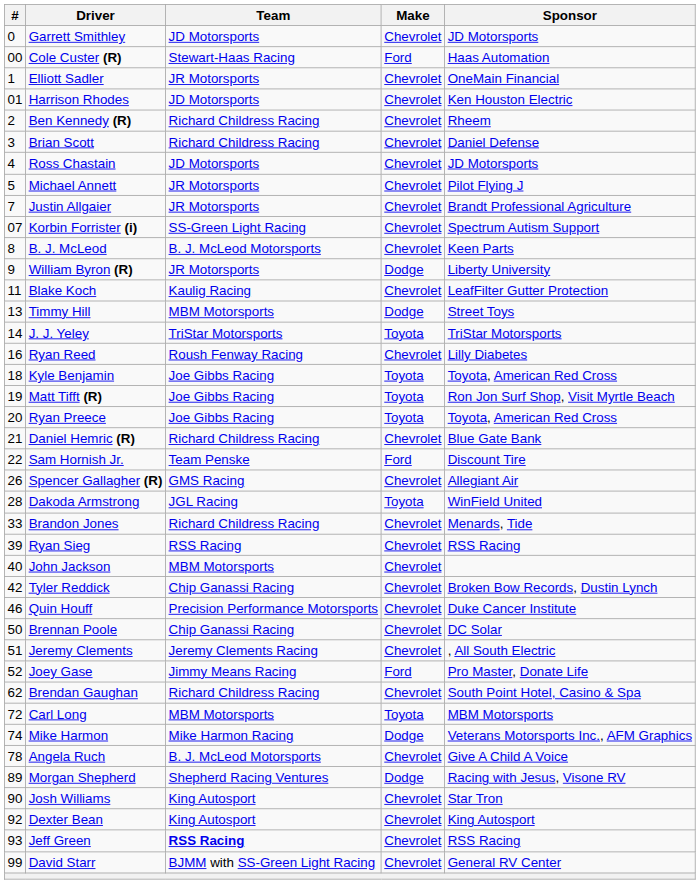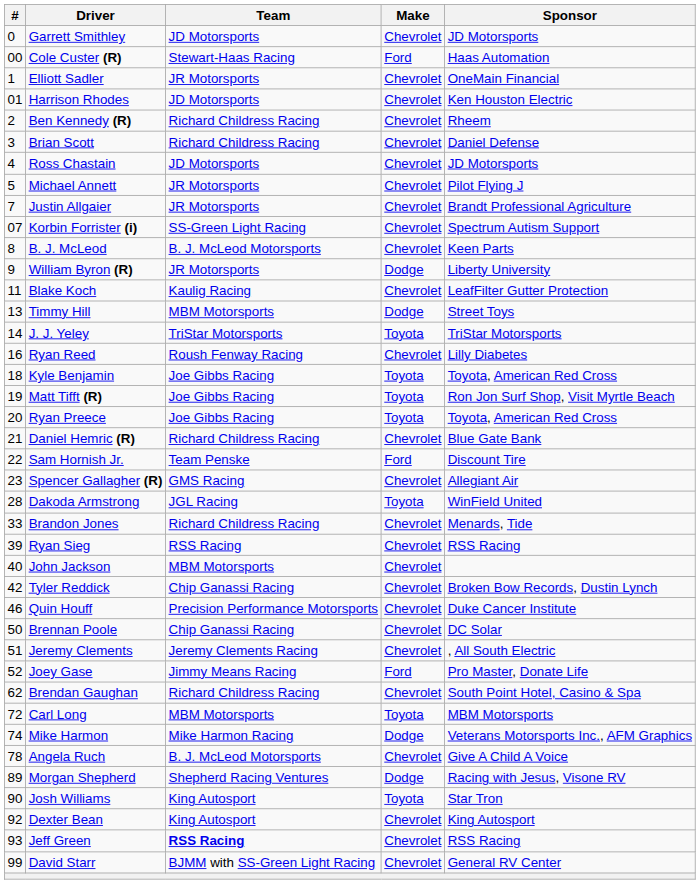(15, 481) 26 -> (15, 481) 23
(413, 799) Chevrolet -> (404, 799) Toyota
